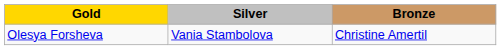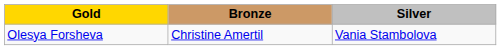columns swapped: (250, 14) <-> (414, 14)
